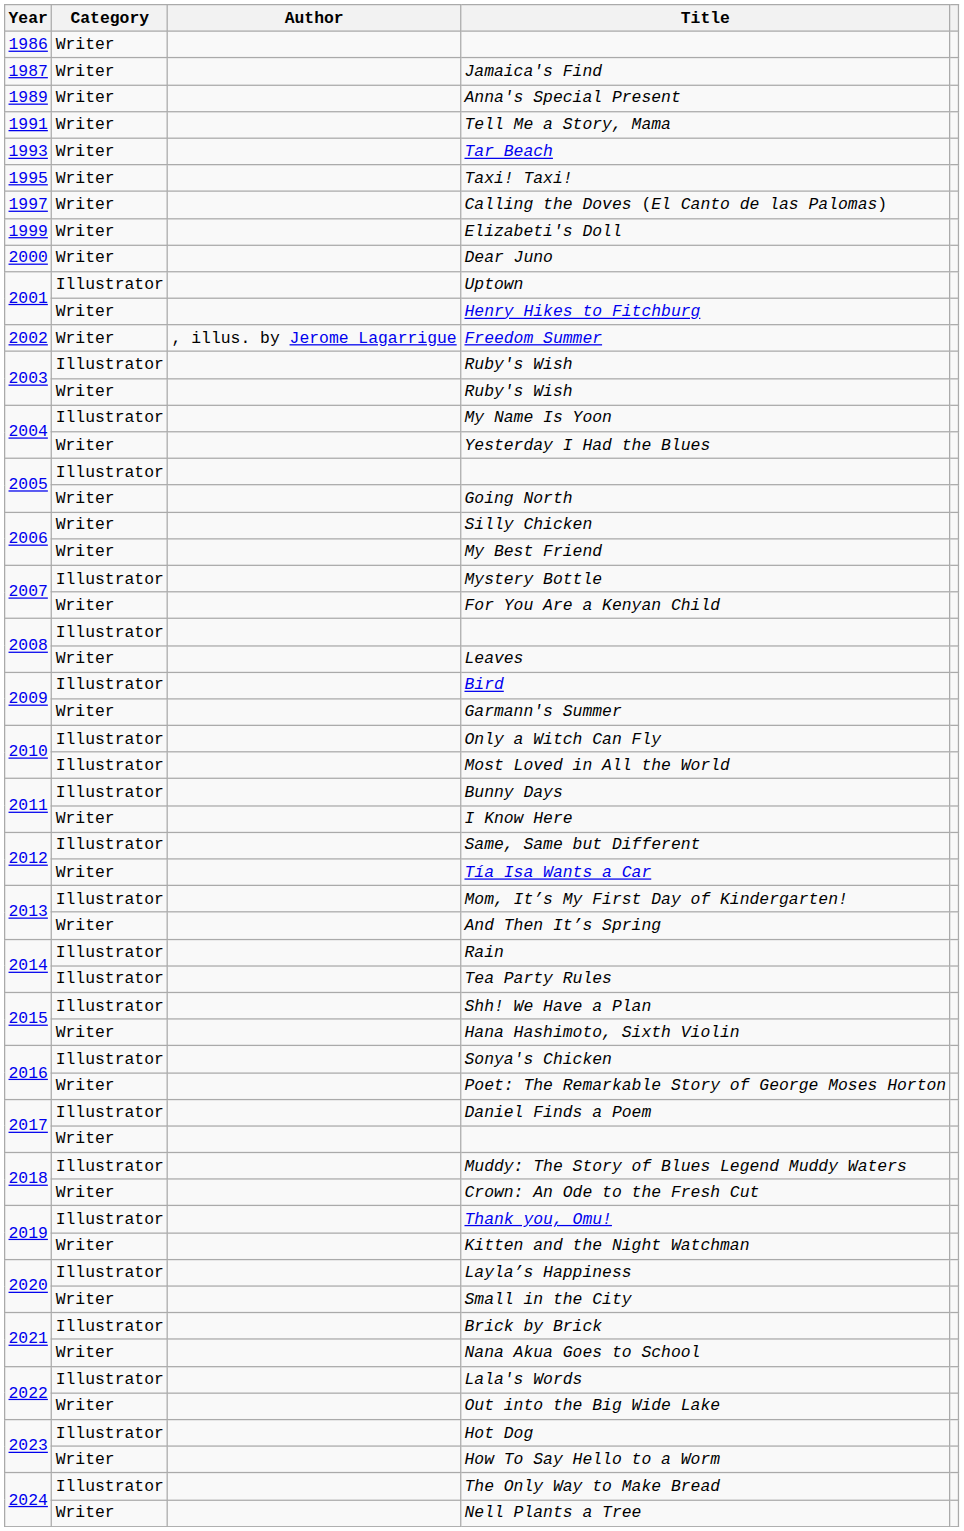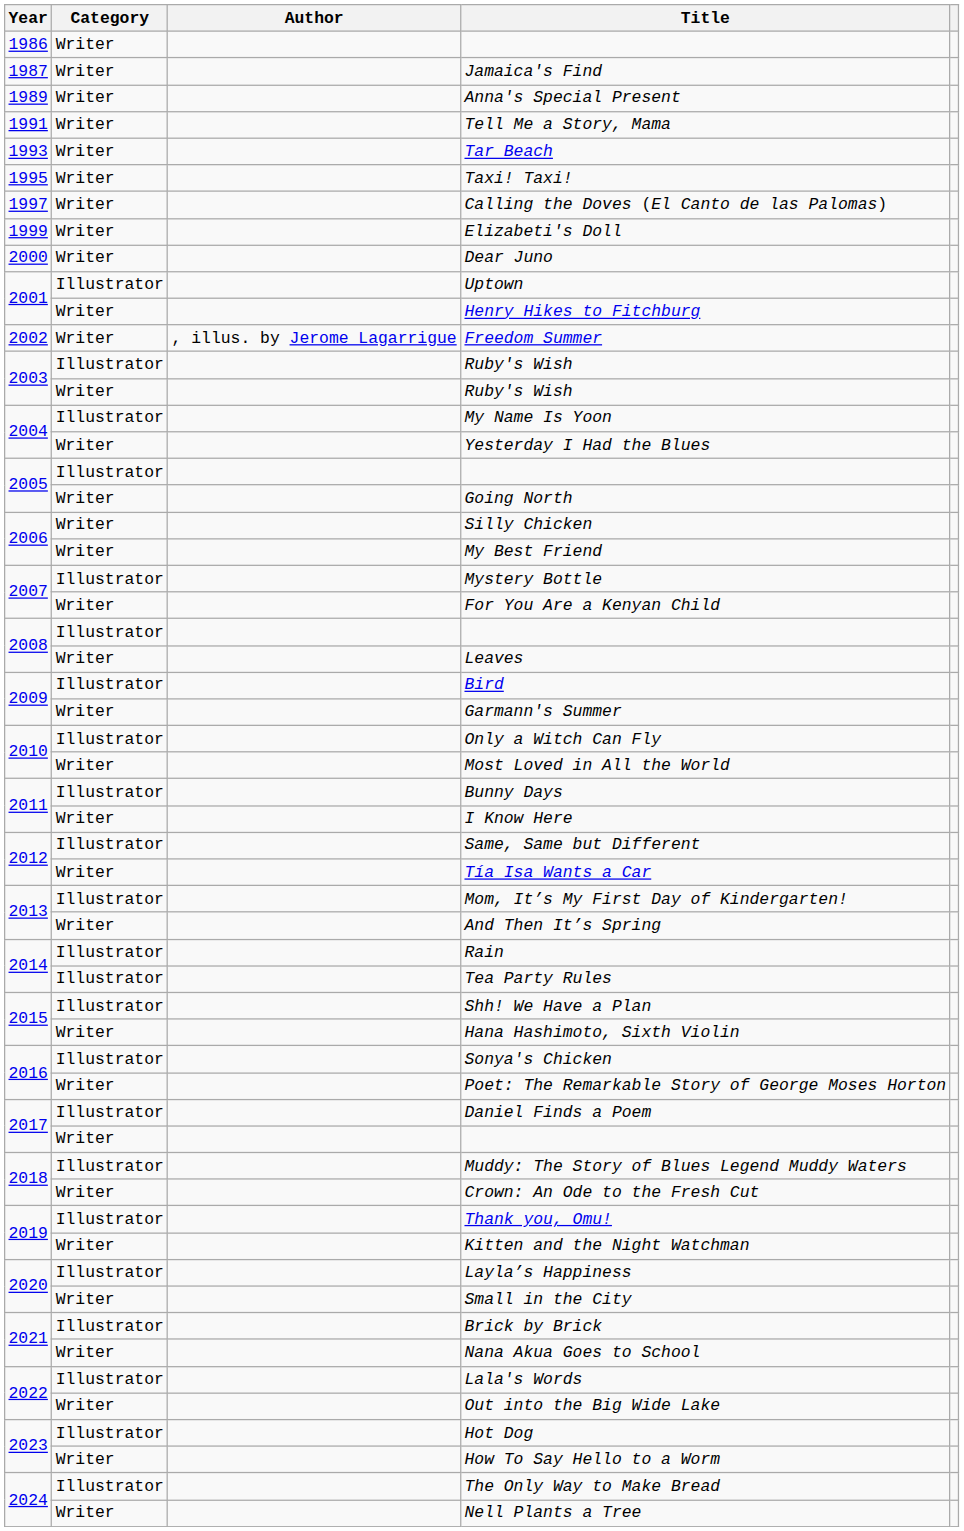(110, 765) Illustrator -> (85, 765) Writer
